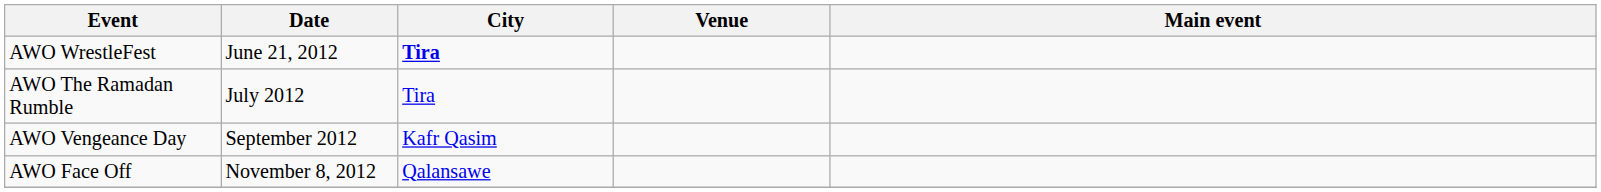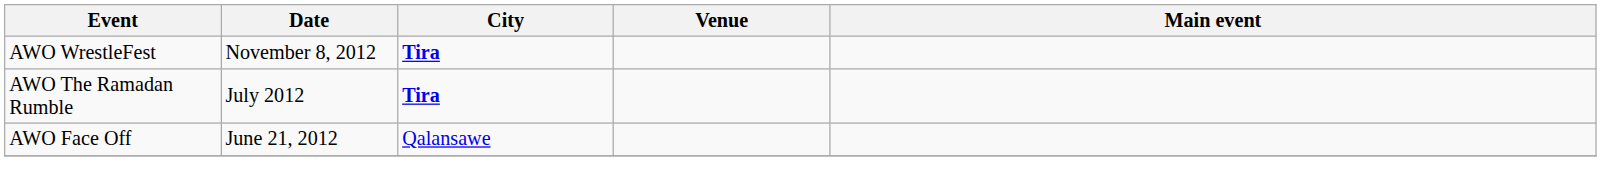(282, 52) June 21, 2012 -> (301, 52) November 8, 2012
(419, 95) normal -> (421, 95) bold
- row: (98, 139)
(301, 171) November 8, 2012 -> (282, 139) June 21, 2012
